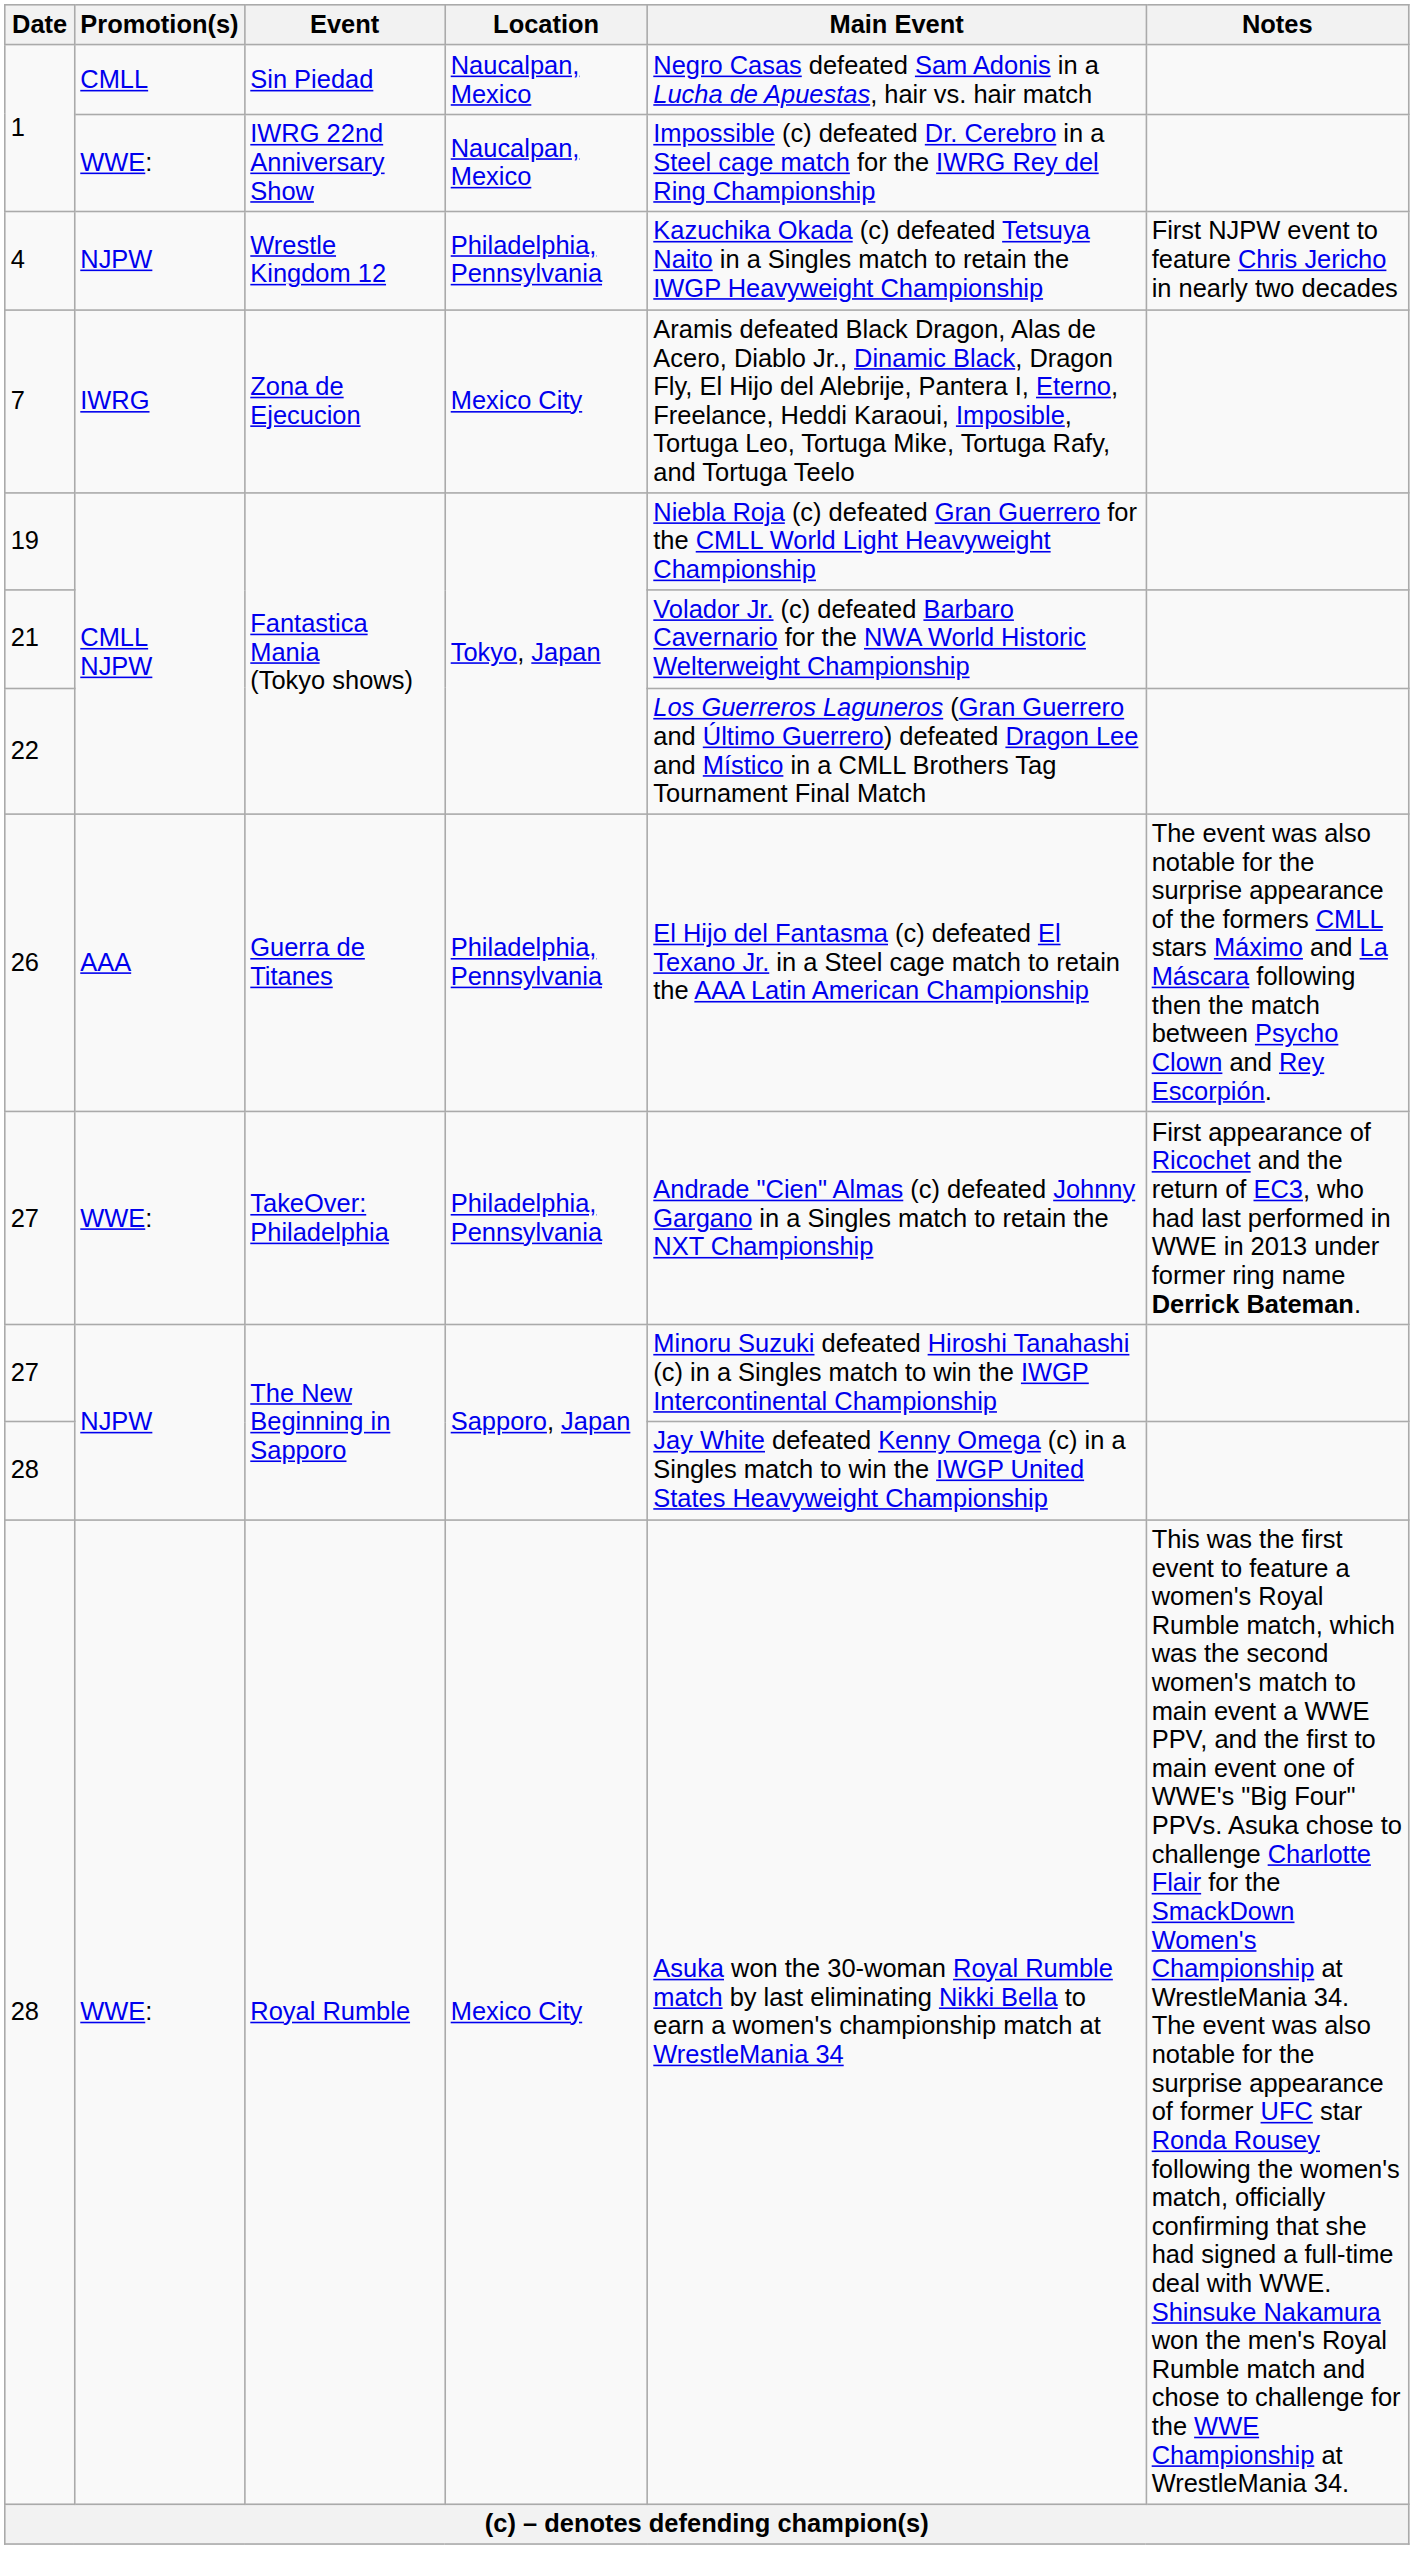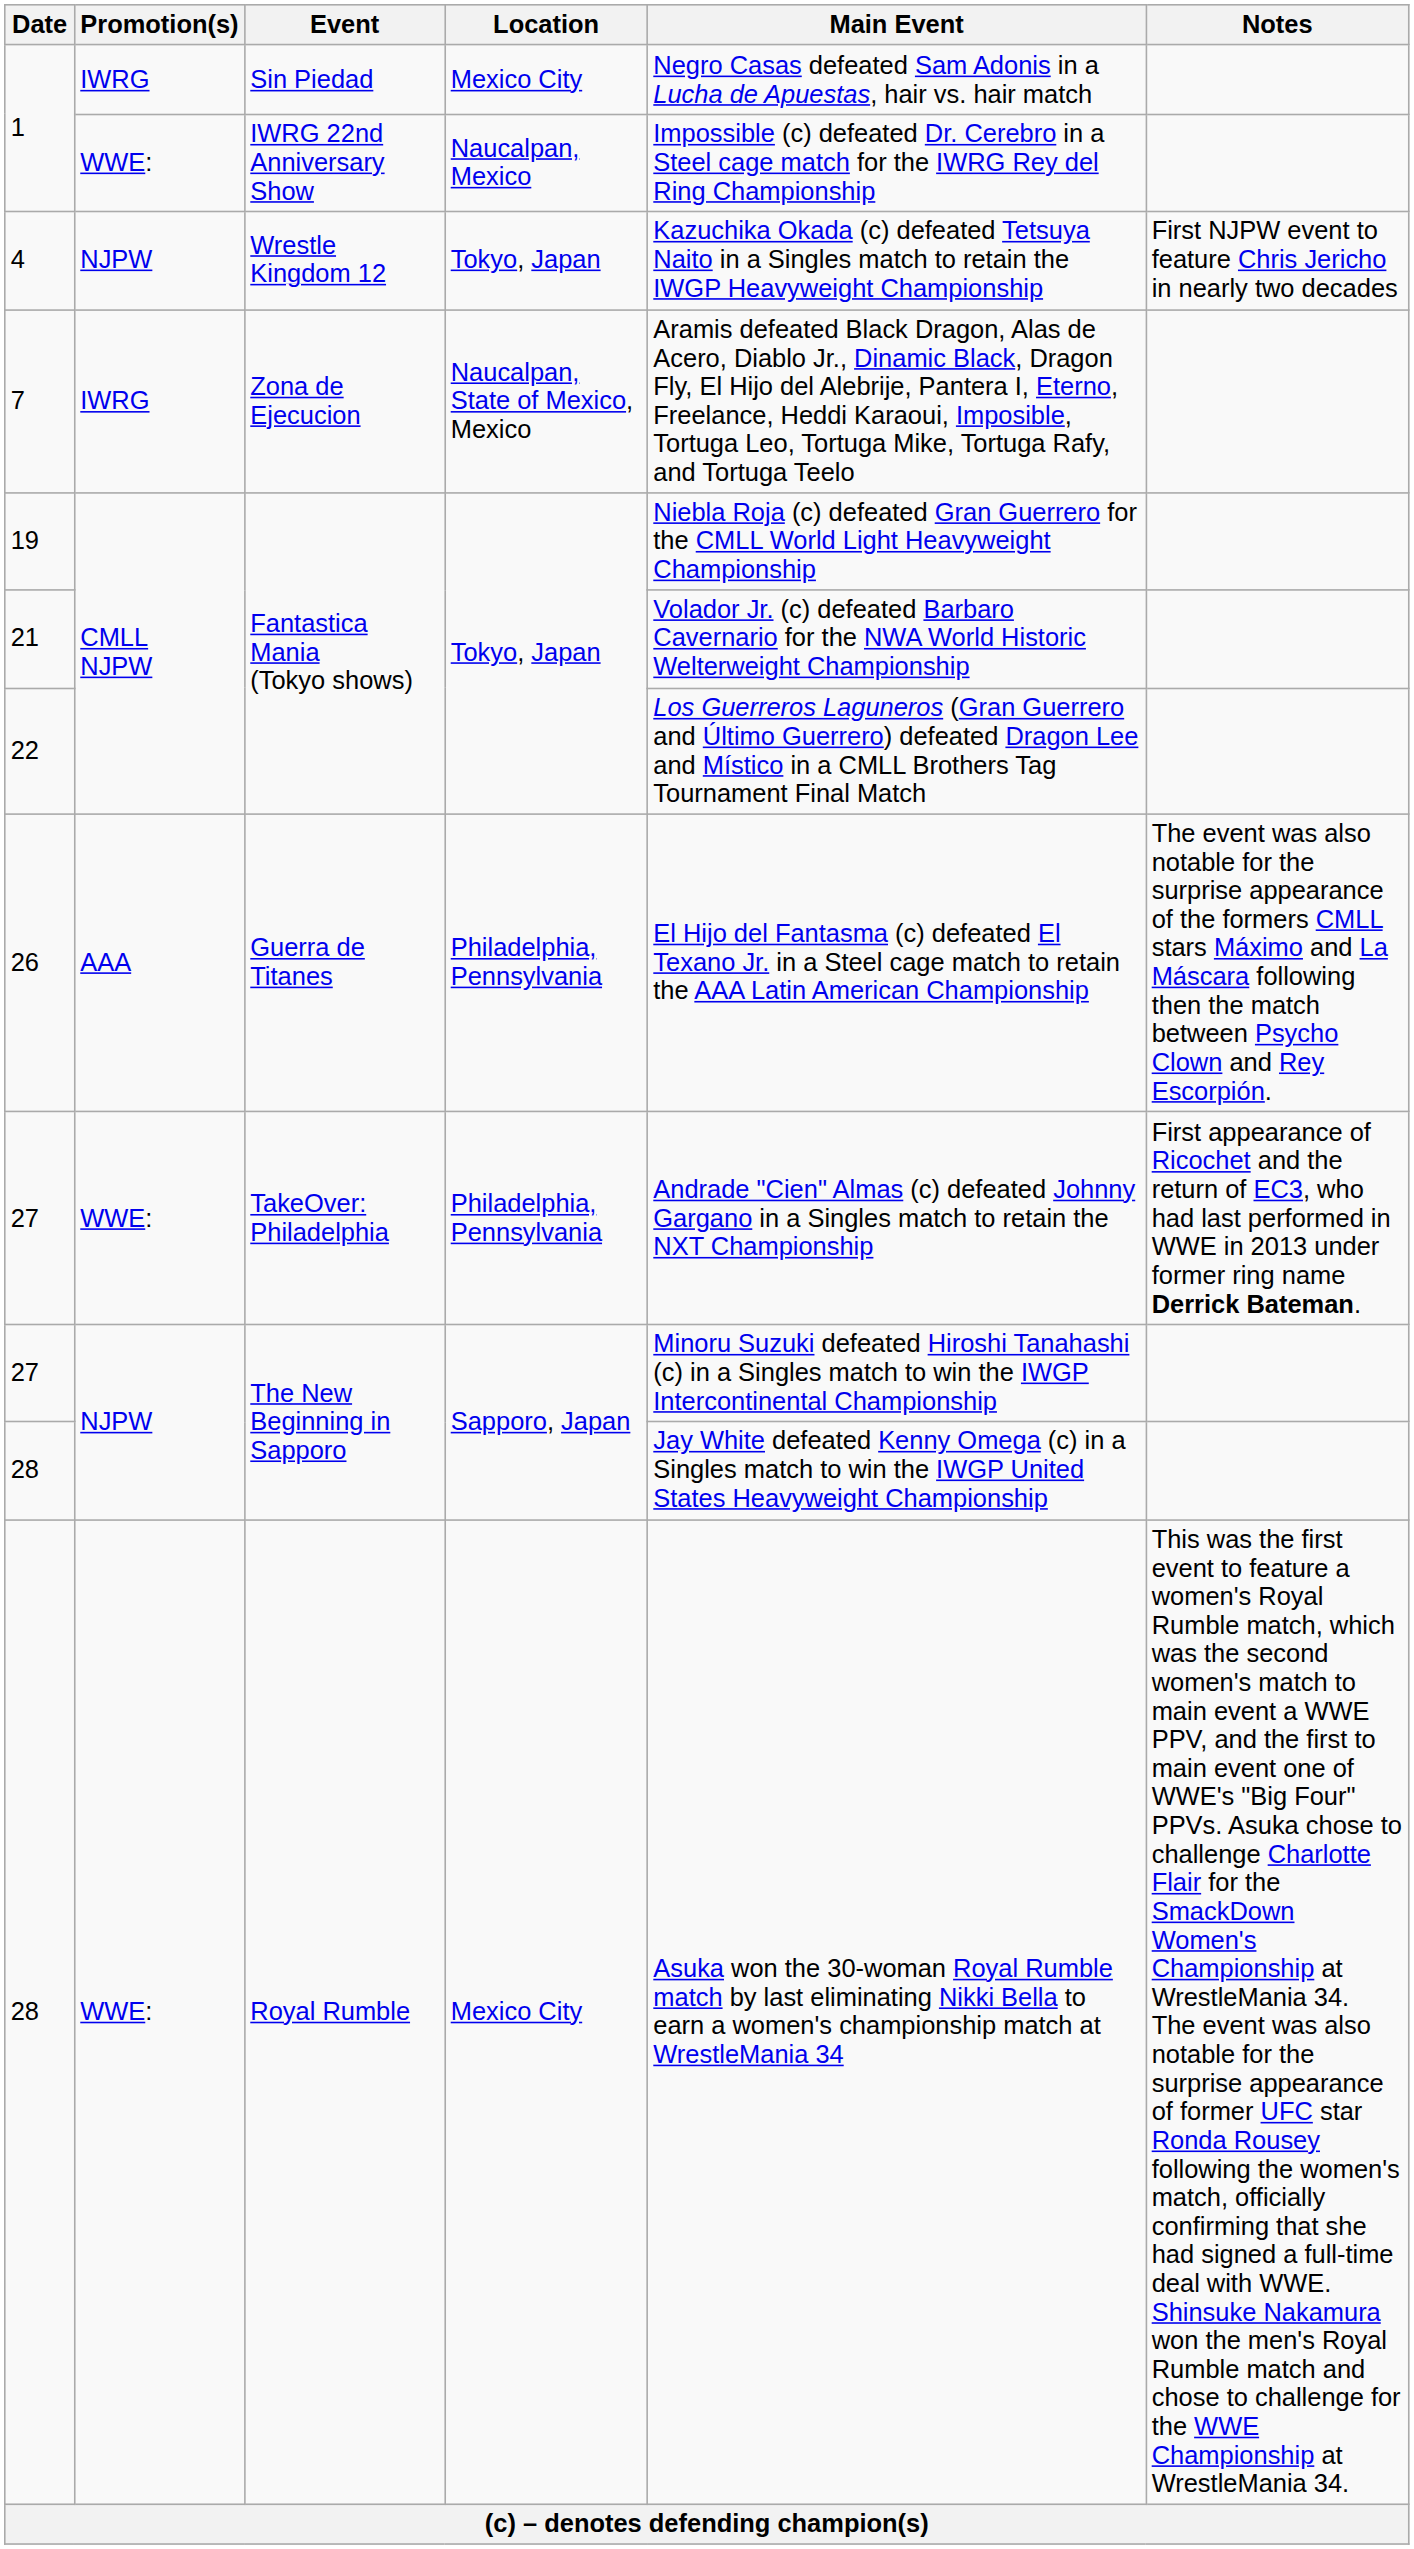(114, 79) CMLL -> (115, 79) IWRG
(515, 79) Naucalpan, Mexico -> (516, 79) Mexico City
(526, 260) Philadelphia, Pennsylvania -> (526, 260) Tokyo, Japan
(516, 400) Mexico City -> (542, 400) Naucalpan, State of Mexico, Mexico
